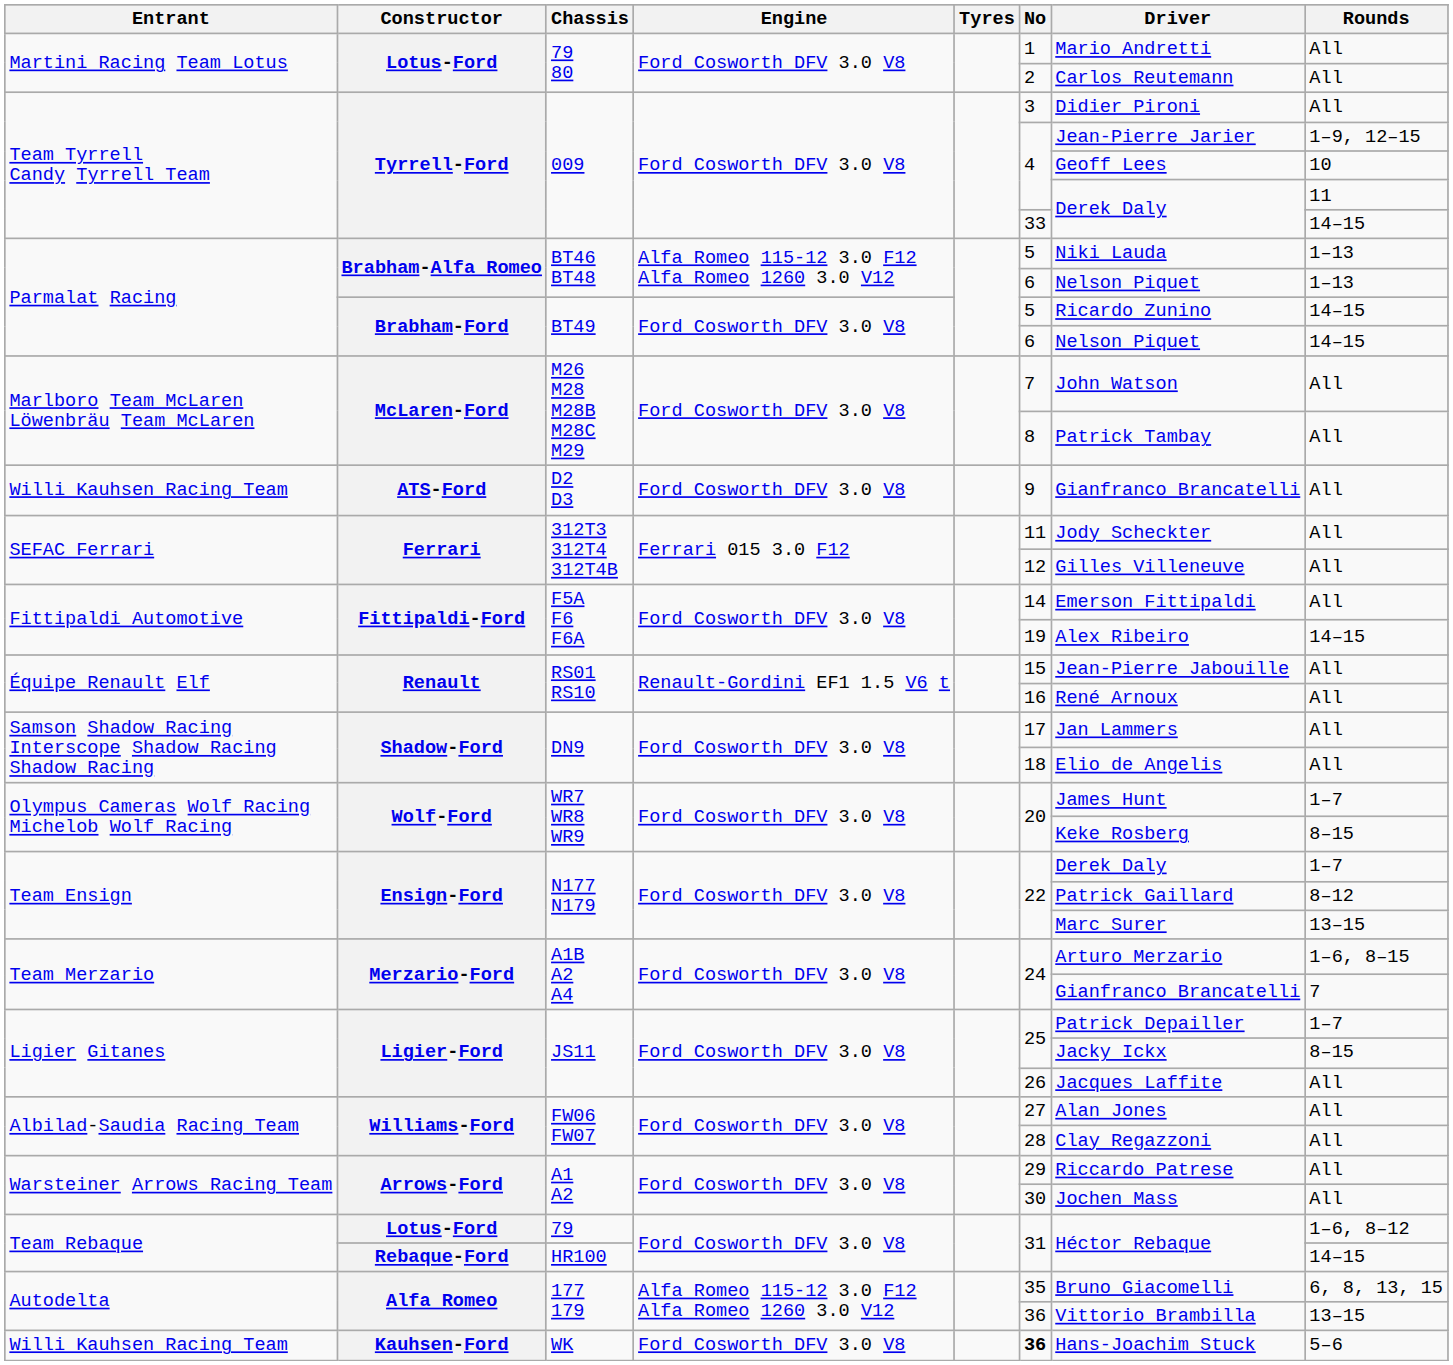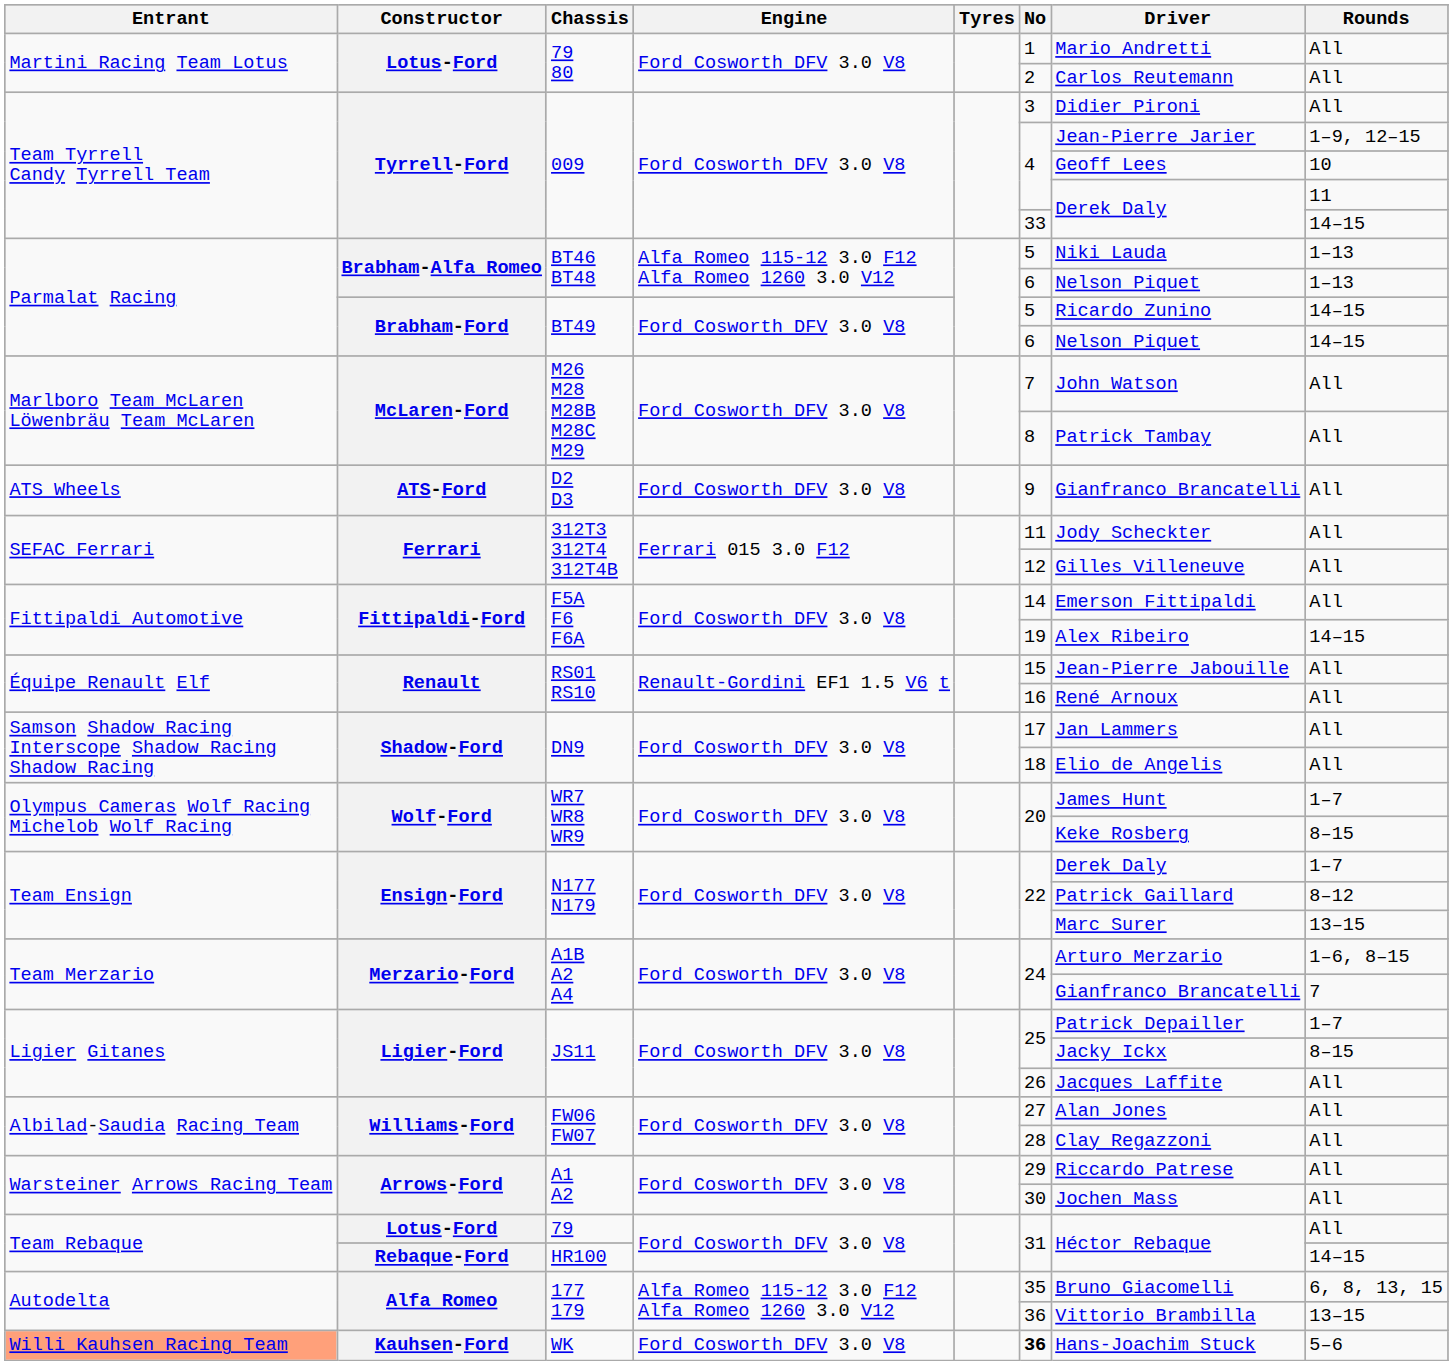(149, 490) Willi Kauhsen Racing Team -> (65, 490) ATS Wheels
(1359, 1228) 1–6, 8–12 -> (1326, 1228) All
(149, 1345) no background -> (149, 1345) lightsalmon background
